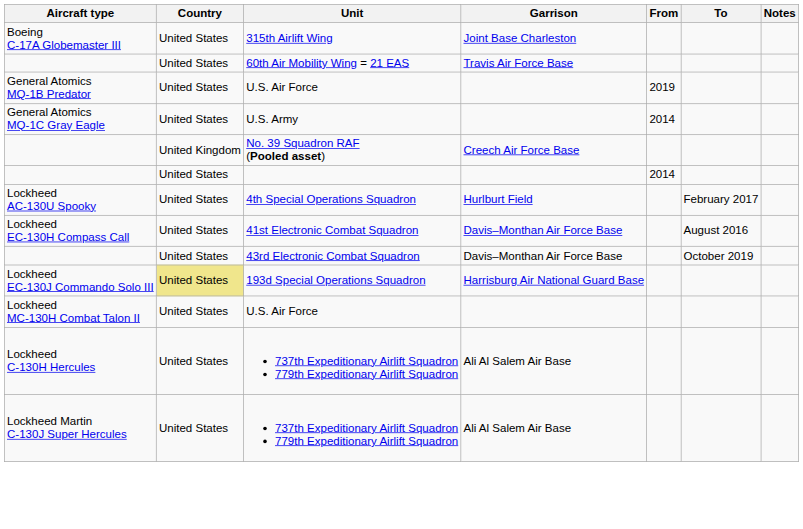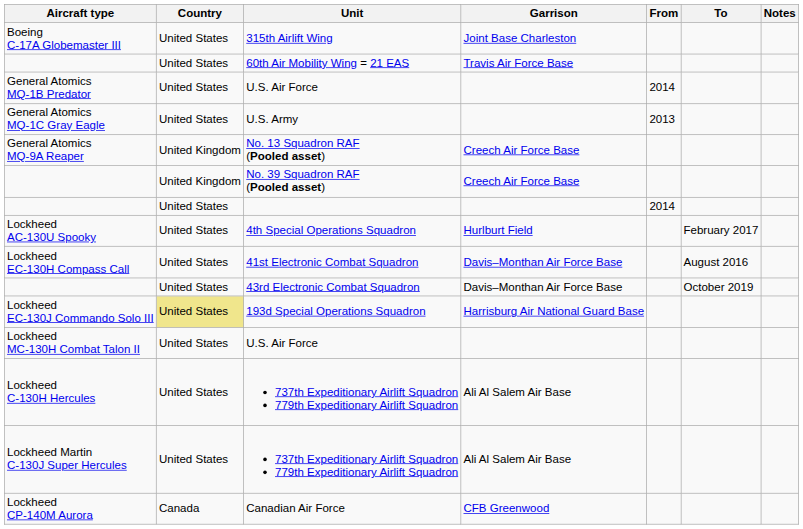(662, 87) 2019 -> (662, 87) 2014
(662, 119) 2014 -> (662, 119) 2013
+ row: (49, 150)
+ row: (50, 508)
